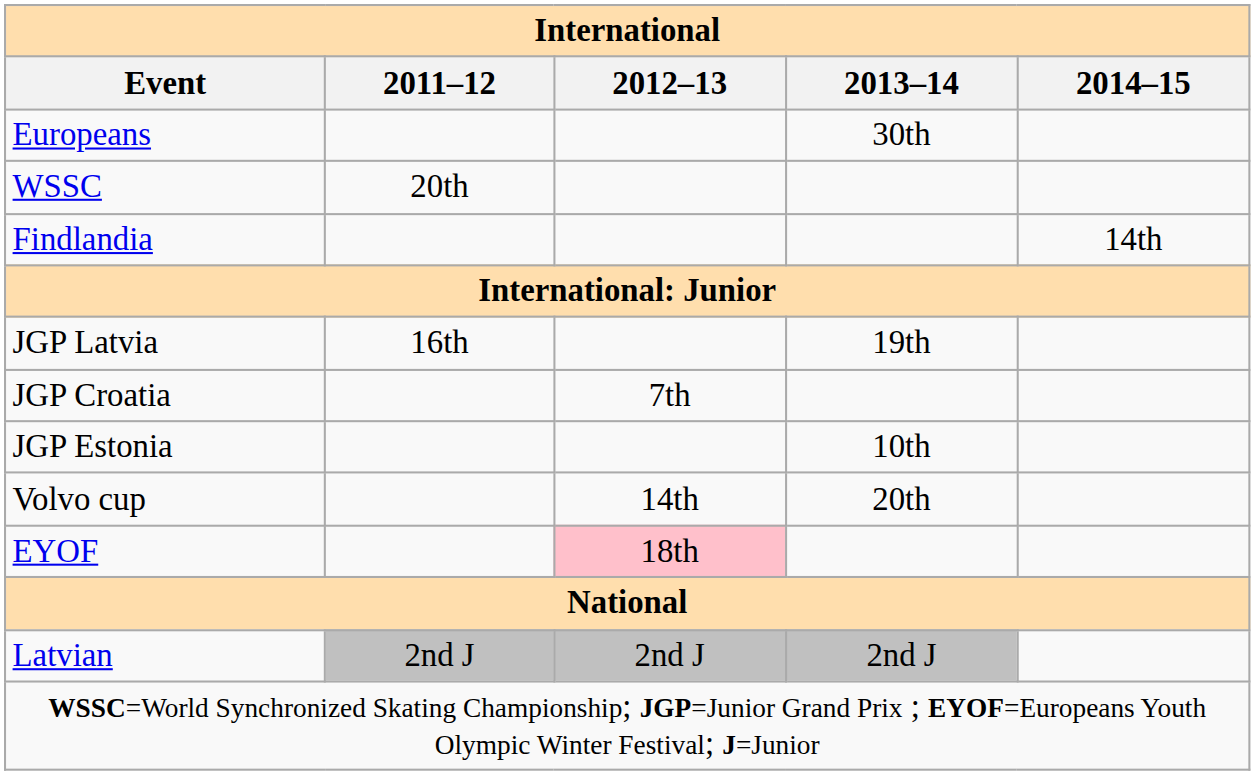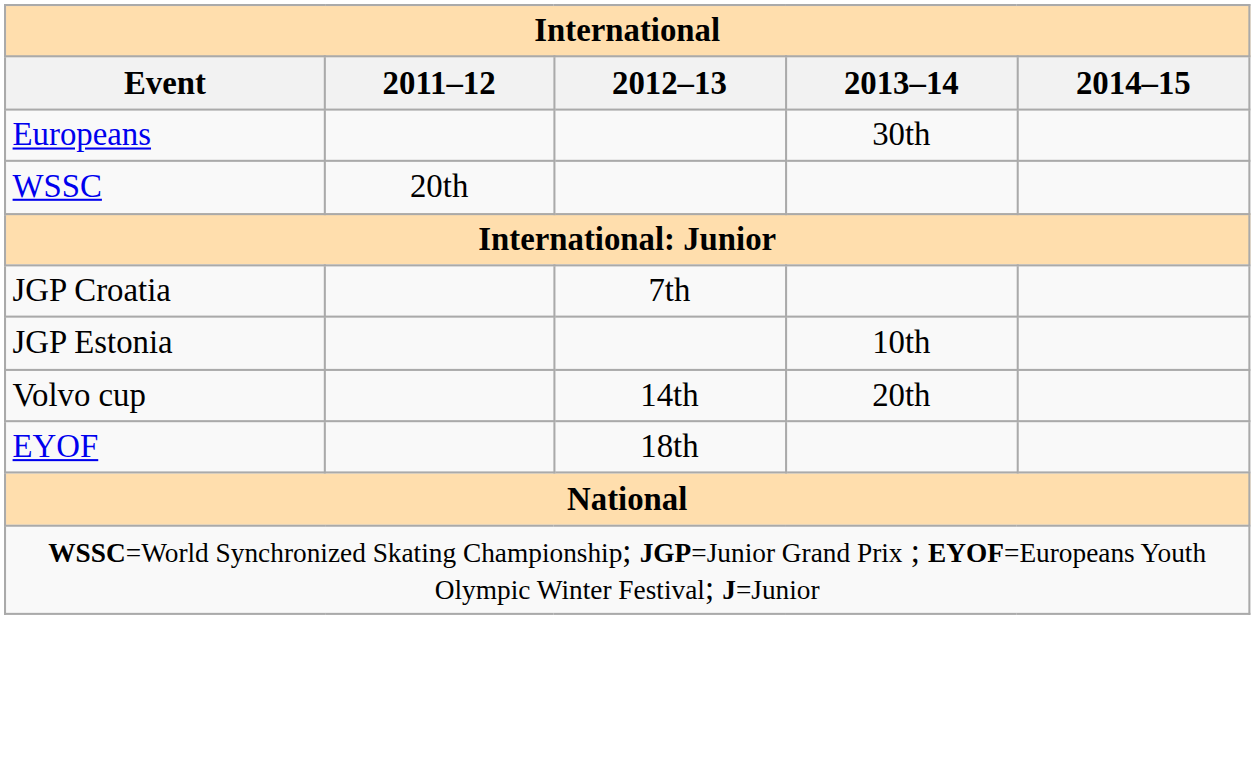- row: (83, 238)
- row: (85, 342)
(670, 550) pink background -> (669, 446) no background
- row: (63, 654)
